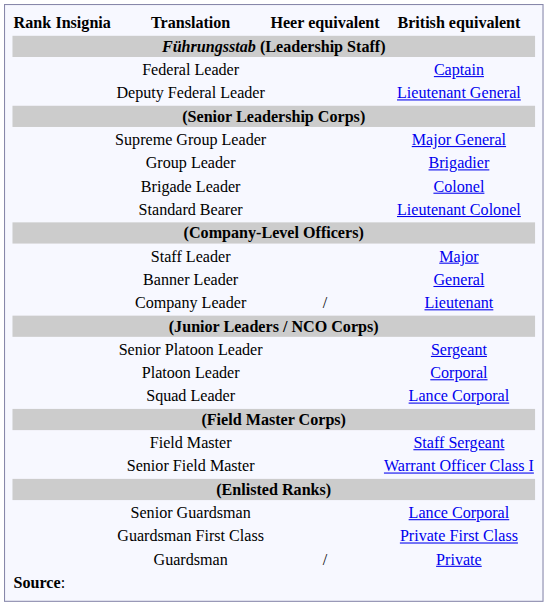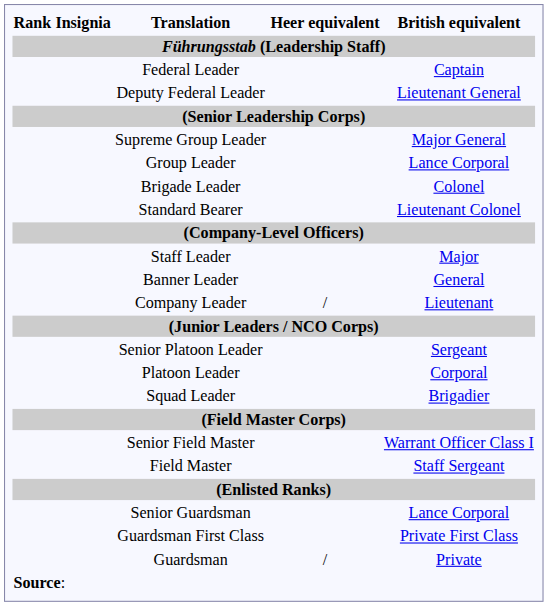(459, 162) Brigadier -> (459, 162) Lance Corporal
(459, 396) Lance Corporal -> (459, 396) Brigadier
rows swapped: (191, 466) <-> (191, 442)
